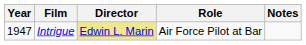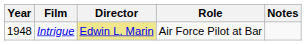(19, 31) 1947 -> (19, 31) 1948
